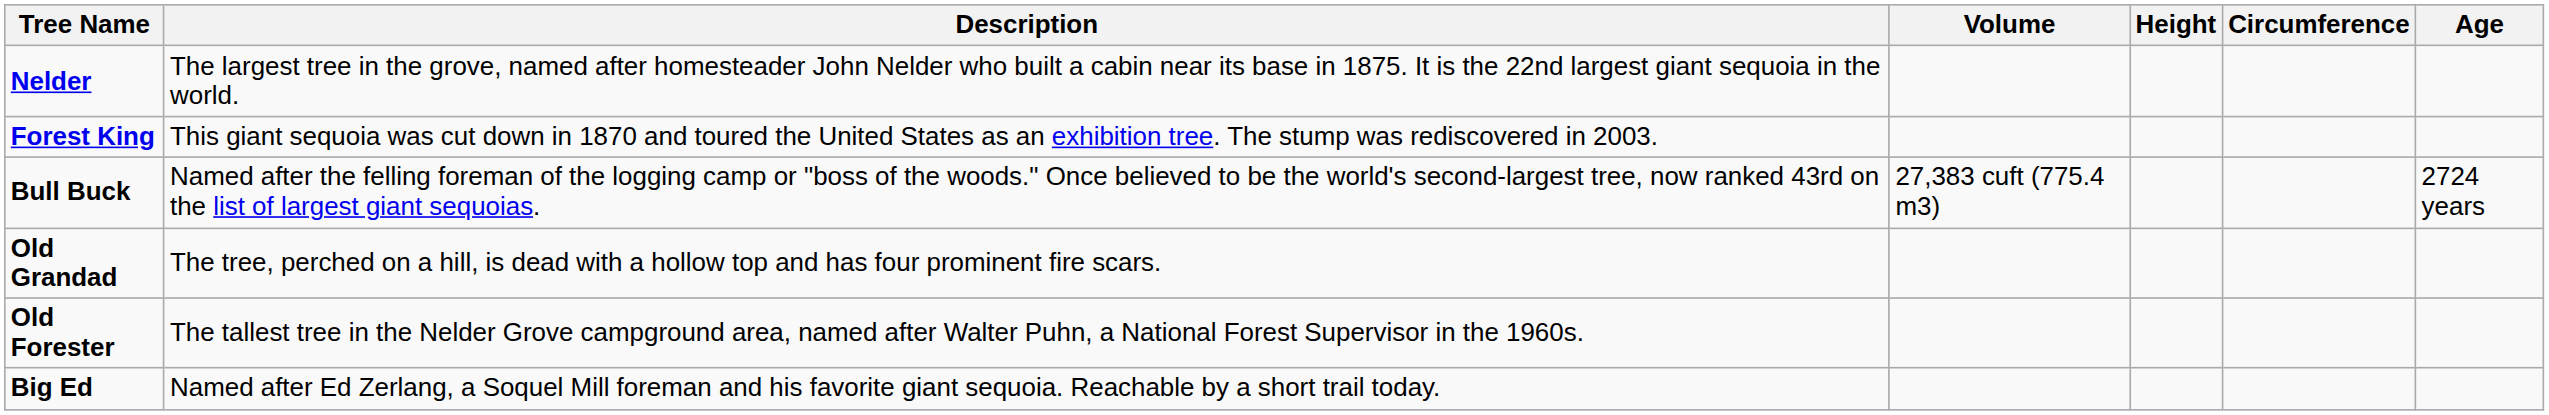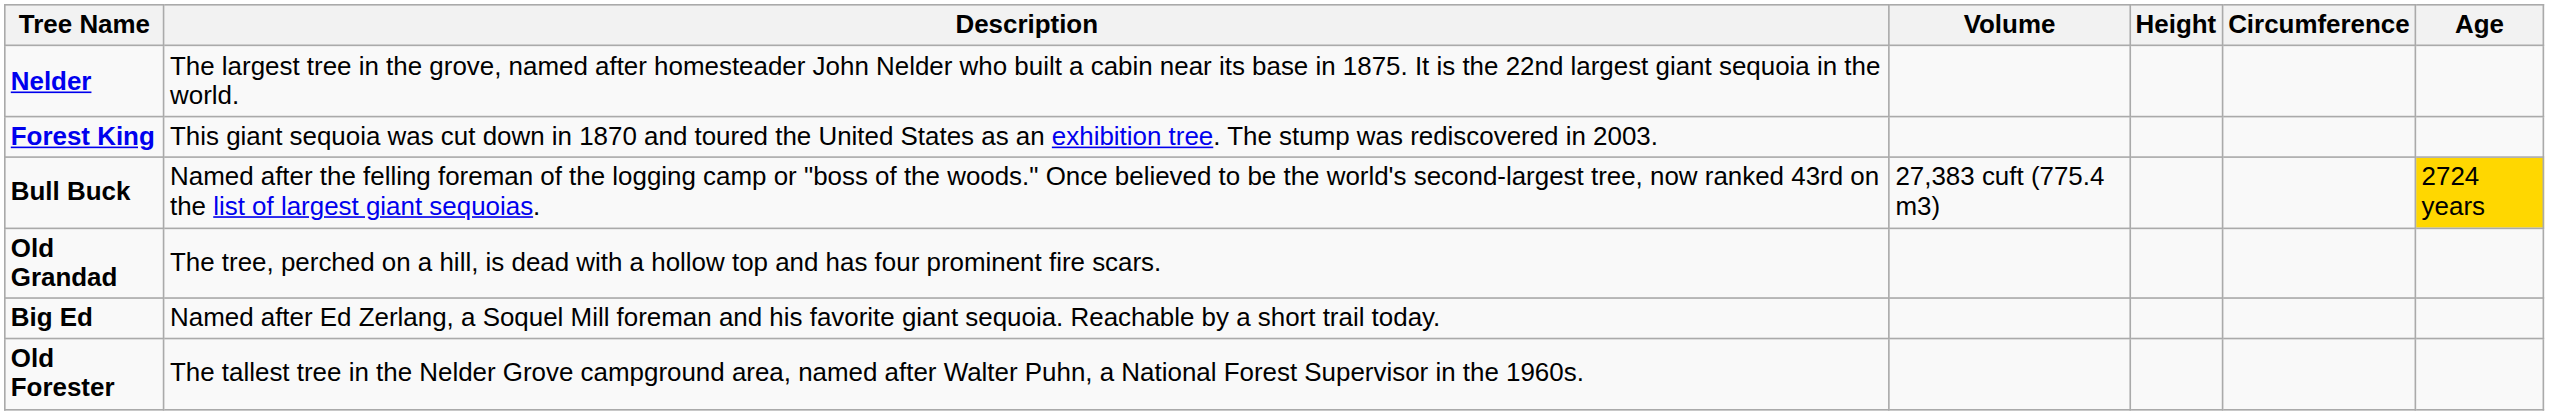(2453, 192) no background -> (2453, 192) gold background
rows swapped: (63, 332) <-> (52, 388)
